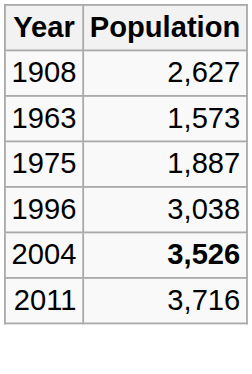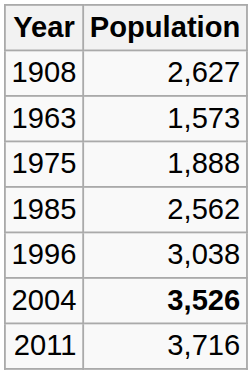(204, 163) 1,887 -> (204, 163) 1,888
+ row: (44, 209)
